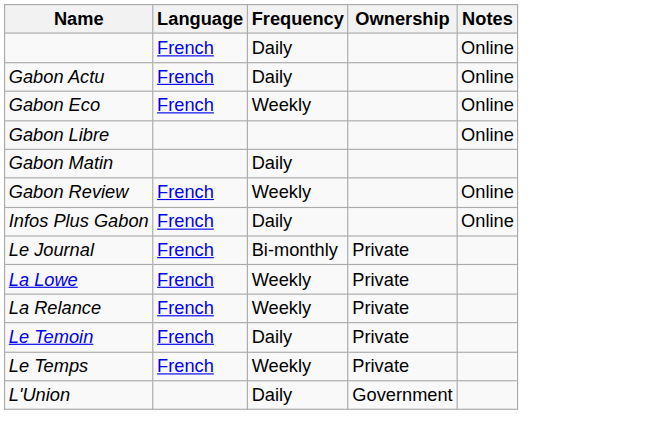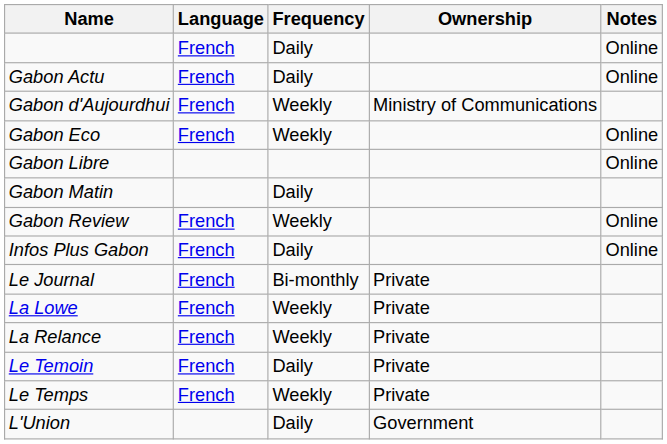+ row: (89, 105)
